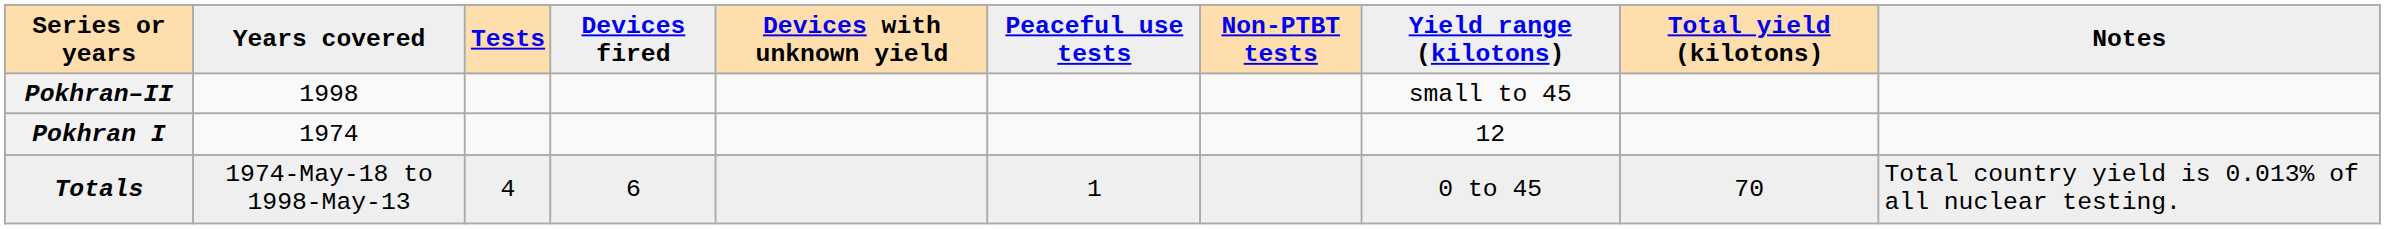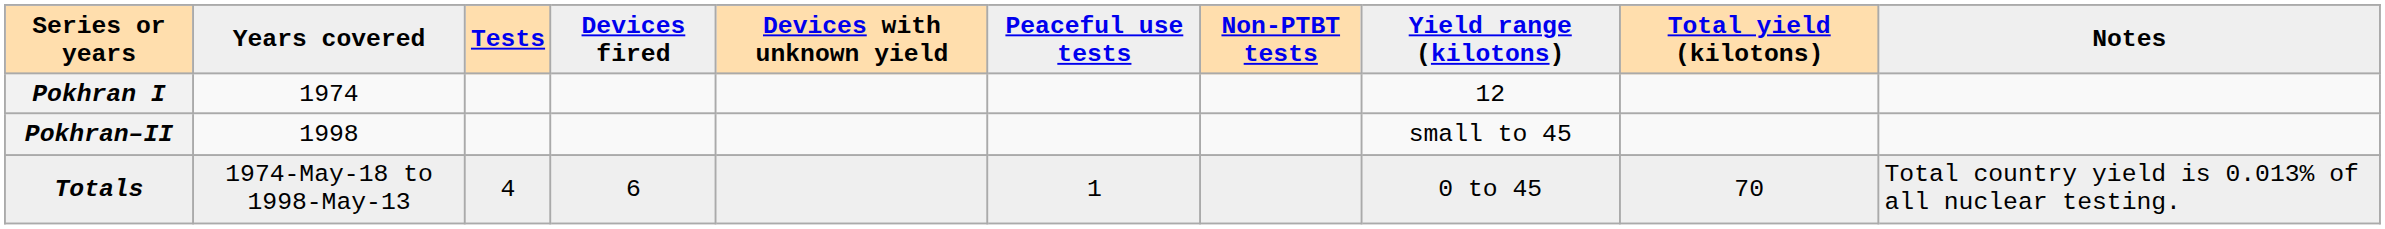rows swapped: (99, 134) <-> (99, 94)
